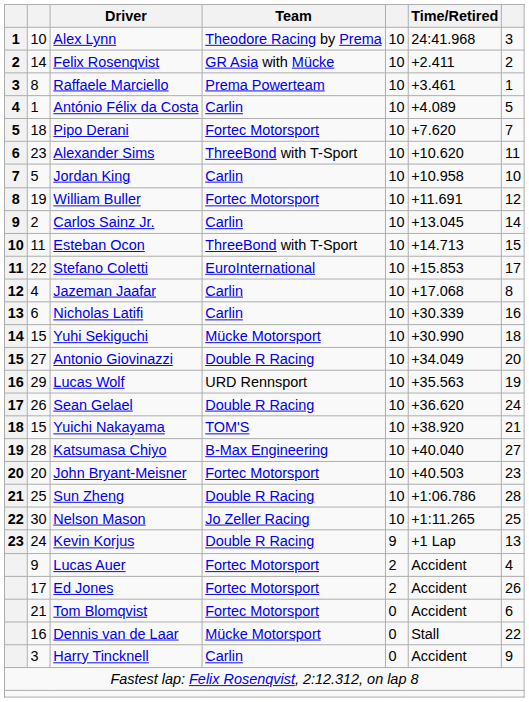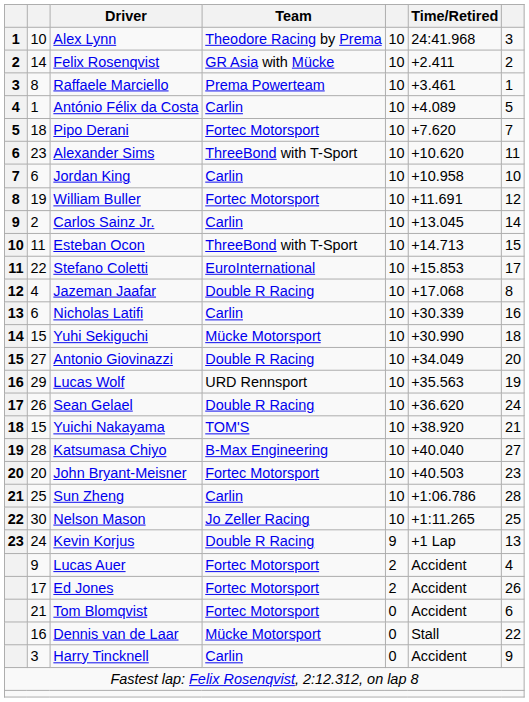(35, 176) 5 -> (35, 176) 6
(224, 290) Carlin -> (260, 290) Double R Racing
(260, 496) Double R Racing -> (224, 496) Carlin
